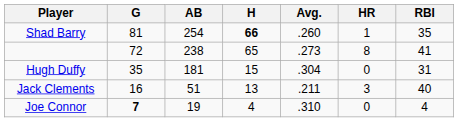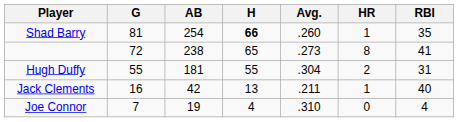(136, 70) 35 -> (136, 70) 55
(251, 70) 15 -> (251, 70) 55
(367, 70) 0 -> (367, 70) 2
(194, 88) 51 -> (194, 88) 42
(367, 88) 3 -> (367, 88) 1
(136, 107) bold -> (136, 107) normal
